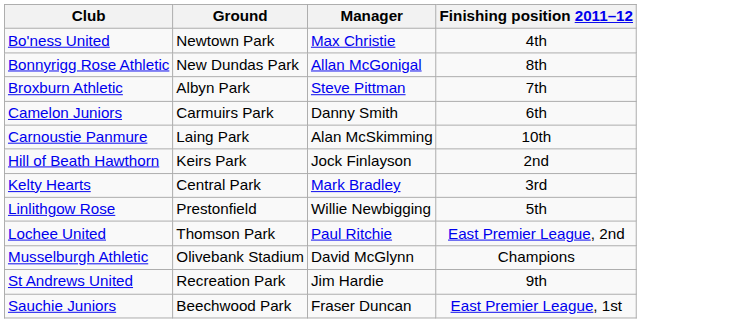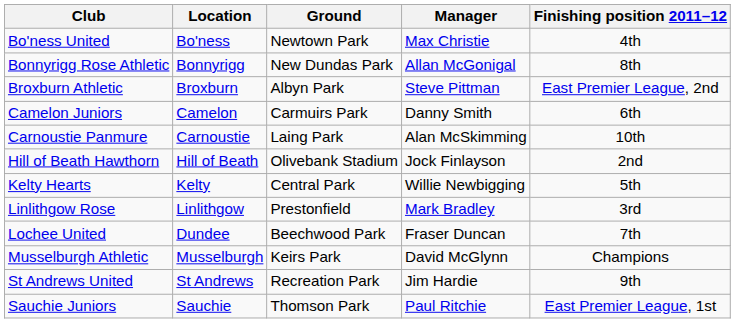+ column: (220, 16)
(536, 88) 7th -> (630, 88) East Premier League, 2nd
(211, 161) Keirs Park -> (334, 161) Olivebank Stadium
(356, 185) Mark Bradley -> (465, 185) Willie Newbigging
(536, 185) 3rd -> (630, 185) 5th
(371, 209) Willie Newbigging -> (450, 209) Mark Bradley
(536, 209) 5th -> (630, 209) 3rd
(226, 233) Thomson Park -> (328, 233) Beechwood Park
(352, 233) Paul Ritchie -> (455, 233) Fraser Duncan
(536, 233) East Premier League, 2nd -> (630, 233) 7th
(240, 257) Olivebank Stadium -> (305, 257) Keirs Park
(234, 305) Beechwood Park -> (320, 305) Thomson Park
(361, 305) Fraser Duncan -> (446, 305) Paul Ritchie
